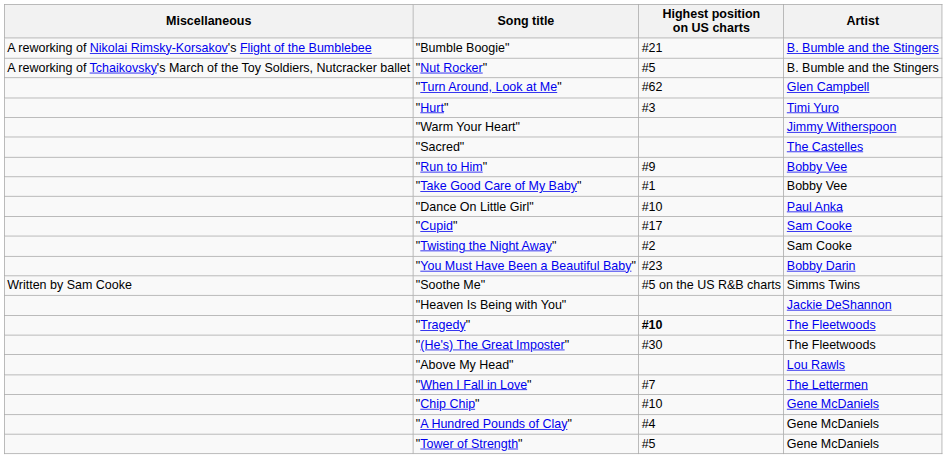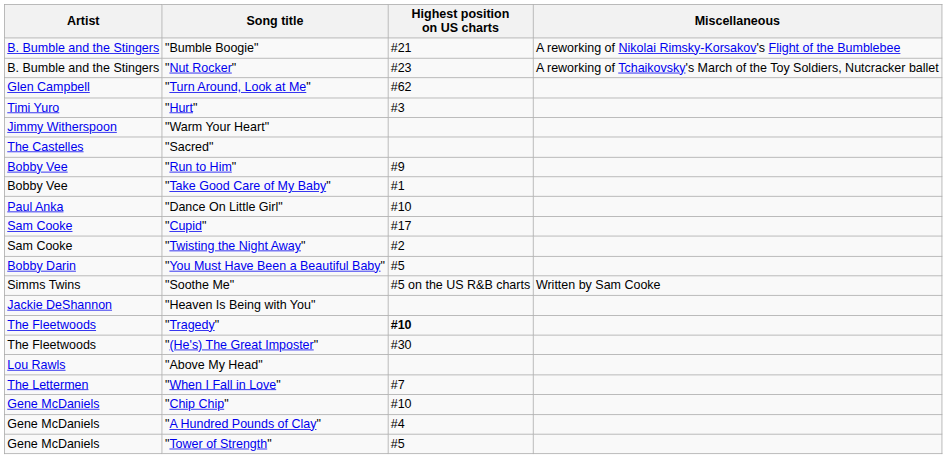columns swapped: (863, 21) <-> (209, 21)
(649, 68) #5 -> (401, 68) #23
(652, 265) #23 -> (398, 265) #5
